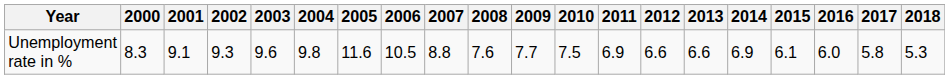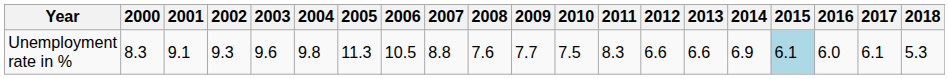(356, 52) 11.6 -> (356, 52) 11.3
(613, 52) 6.9 -> (613, 52) 8.3
(786, 52) no background -> (786, 52) lightblue background
(872, 52) 5.8 -> (872, 52) 6.1
